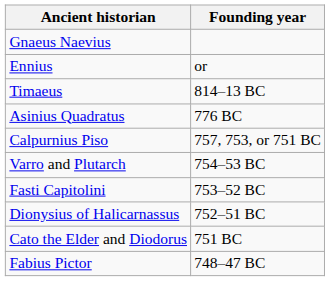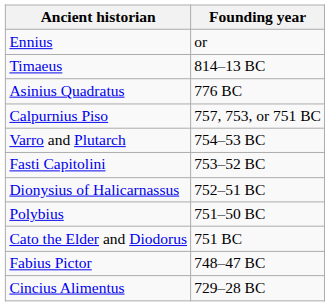- row: (60, 41)
+ row: (37, 214)
+ row: (67, 288)
